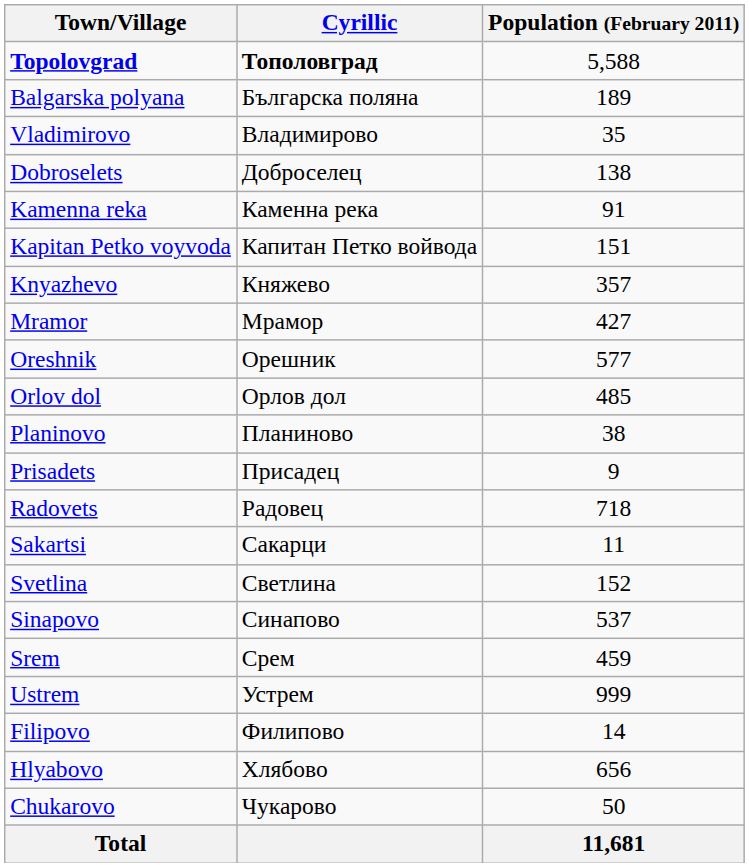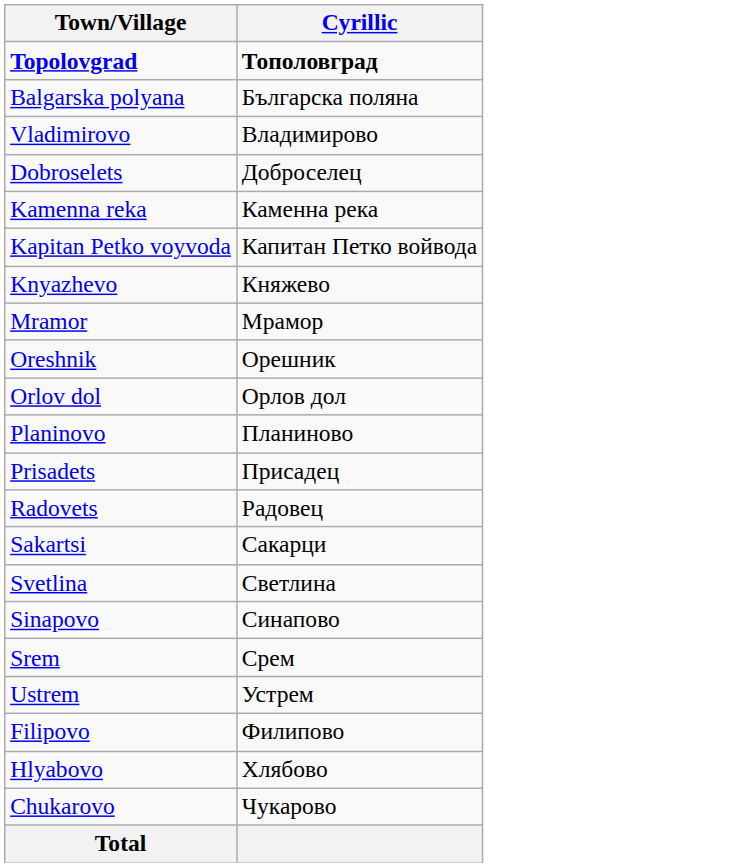- column: (614, 23)
